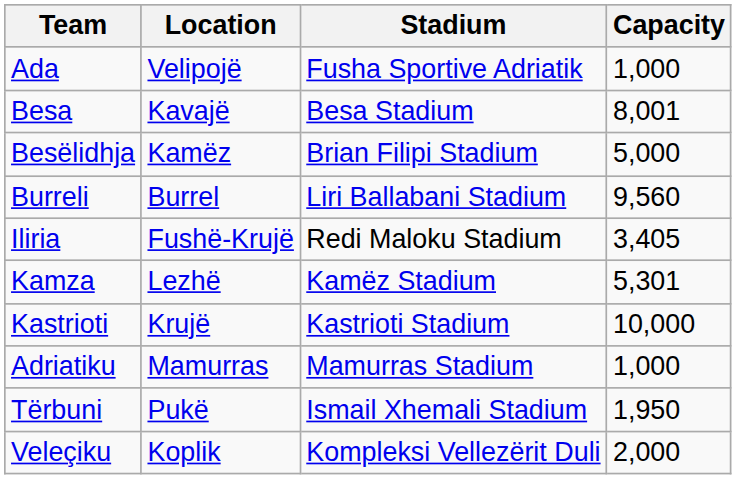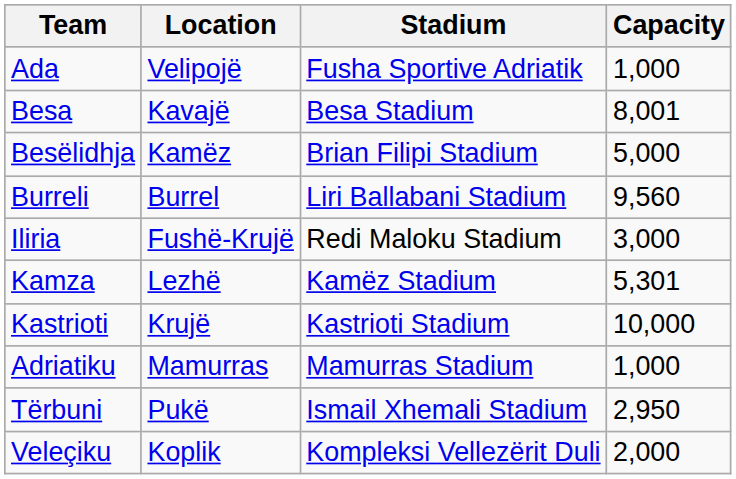(647, 238) 3,405 -> (647, 238) 3,000
(647, 409) 1,950 -> (647, 409) 2,950
